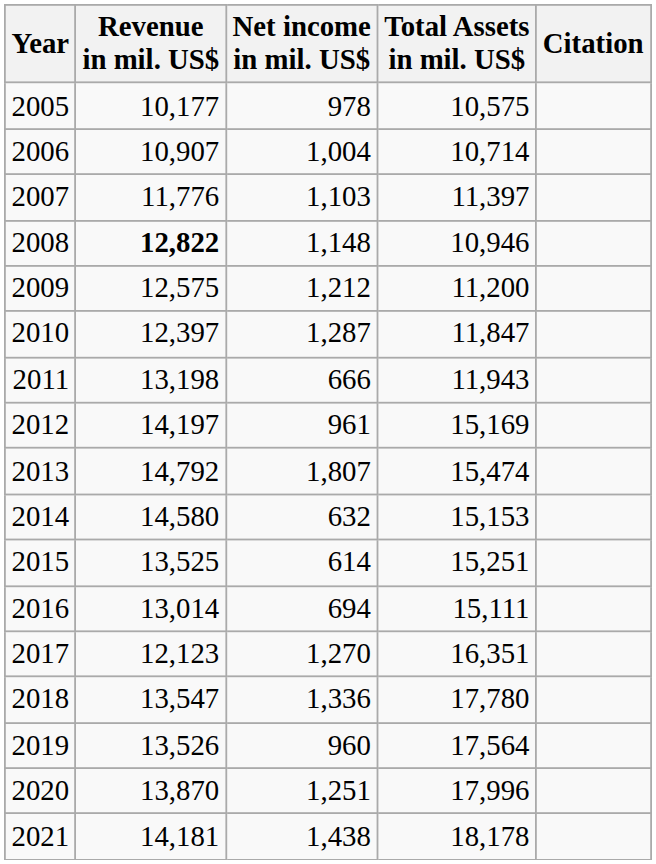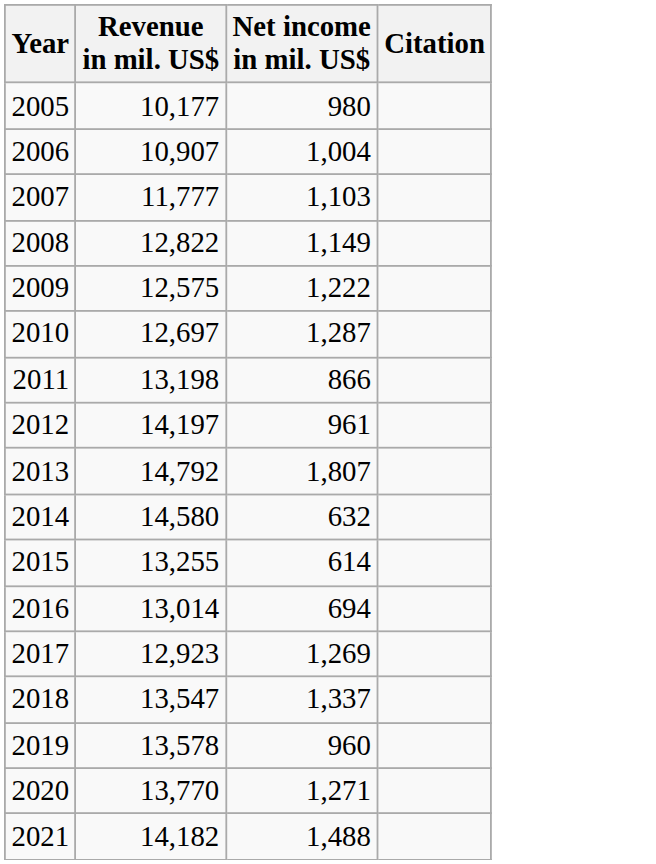- column: (457, 43)
(349, 105) 978 -> (349, 105) 980
(180, 196) 11,776 -> (180, 196) 11,777
(180, 242) bold -> (180, 242) normal
(338, 242) 1,148 -> (338, 242) 1,149
(338, 288) 1,212 -> (338, 288) 1,222
(180, 333) 12,397 -> (180, 333) 12,697
(349, 379) 666 -> (349, 379) 866
(180, 562) 13,525 -> (180, 562) 13,255
(180, 653) 12,123 -> (180, 653) 12,923
(338, 653) 1,270 -> (338, 653) 1,269
(338, 699) 1,336 -> (338, 699) 1,337
(180, 744) 13,526 -> (180, 744) 13,578
(180, 790) 13,870 -> (180, 790) 13,770
(338, 790) 1,251 -> (338, 790) 1,271
(180, 836) 14,181 -> (180, 836) 14,182
(338, 836) 1,438 -> (338, 836) 1,488
